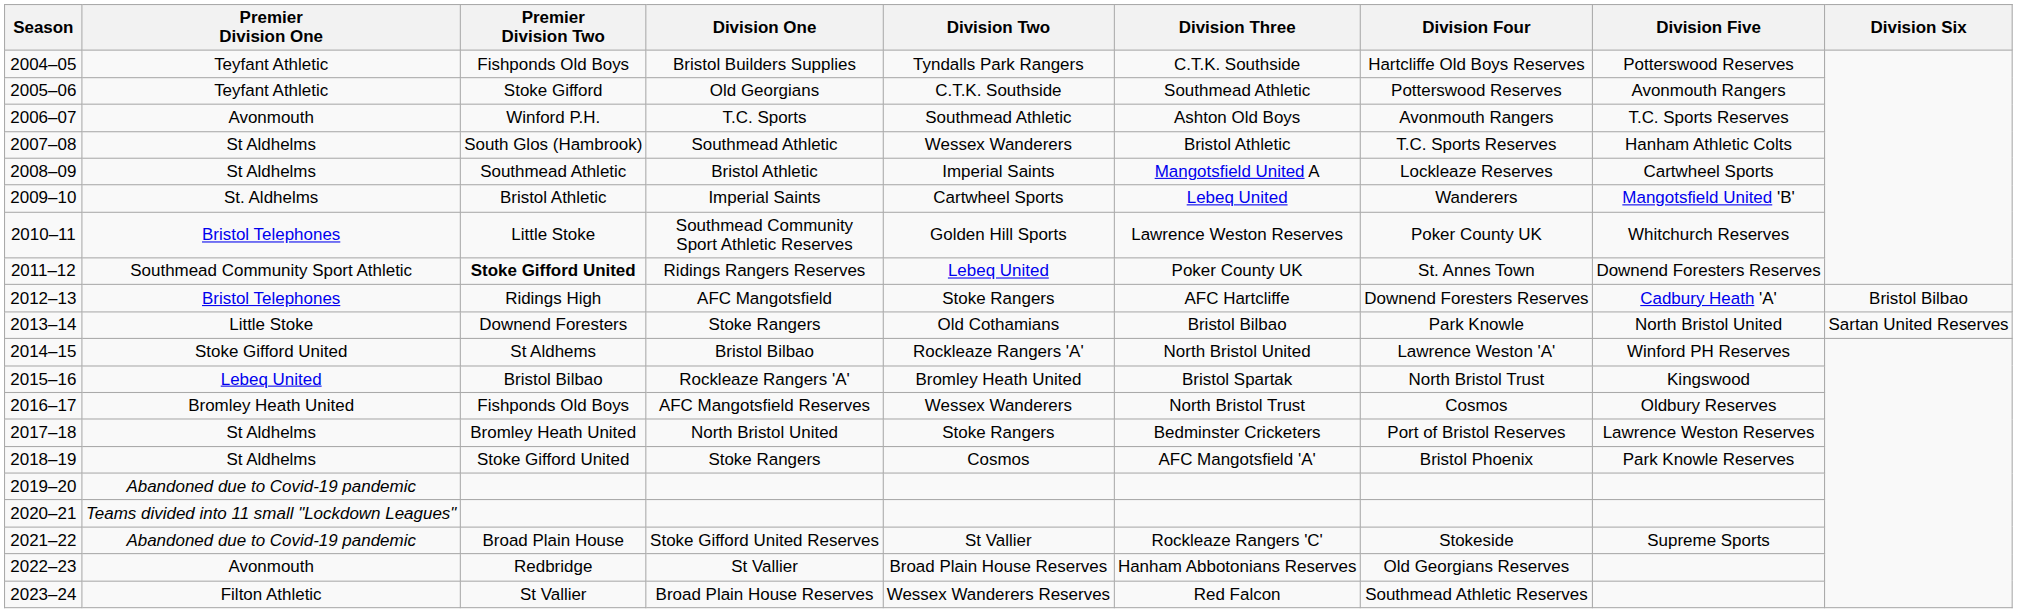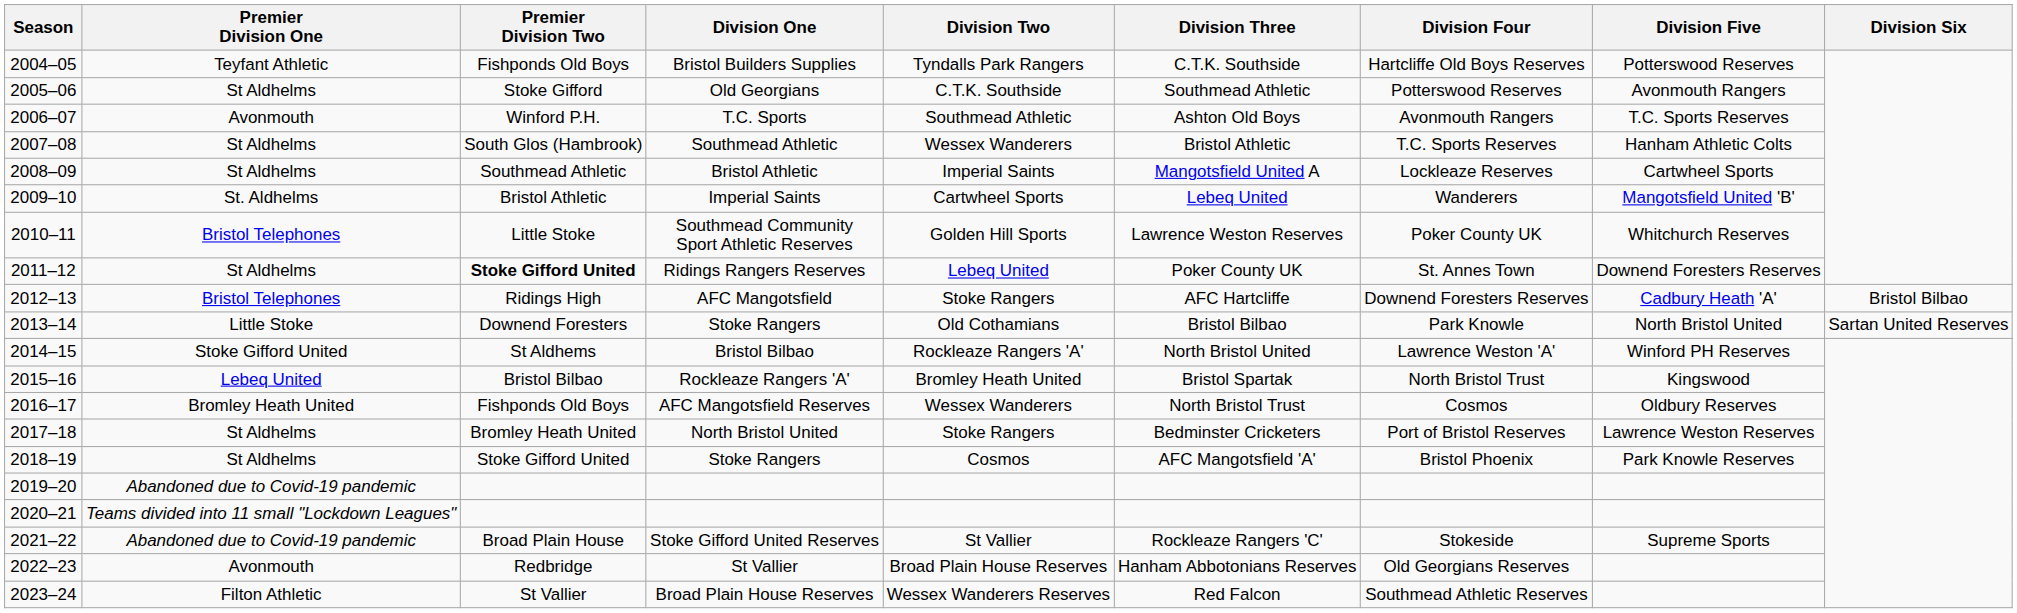(271, 90) Teyfant Athletic -> (271, 90) St Aldhelms
(271, 271) Southmead Community Sport Athletic -> (271, 271) St Aldhelms
